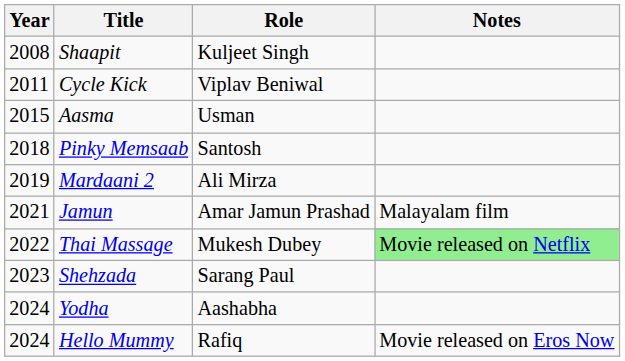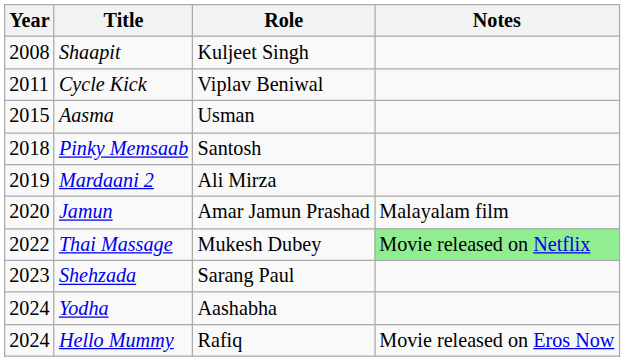(29, 212) 2021 -> (29, 212) 2020
